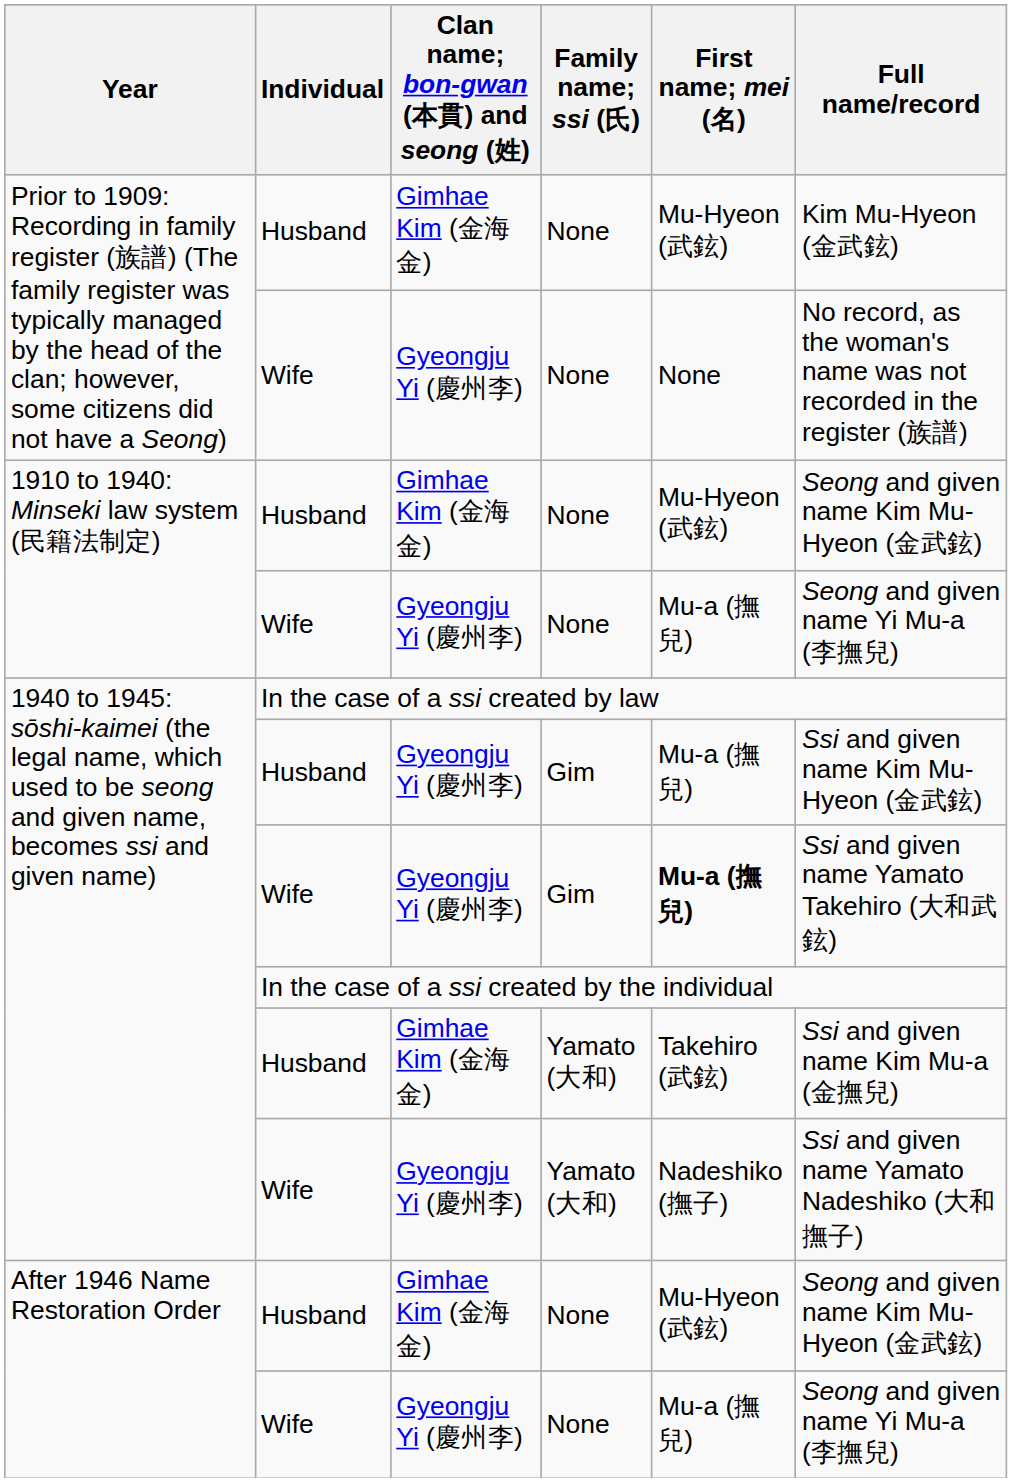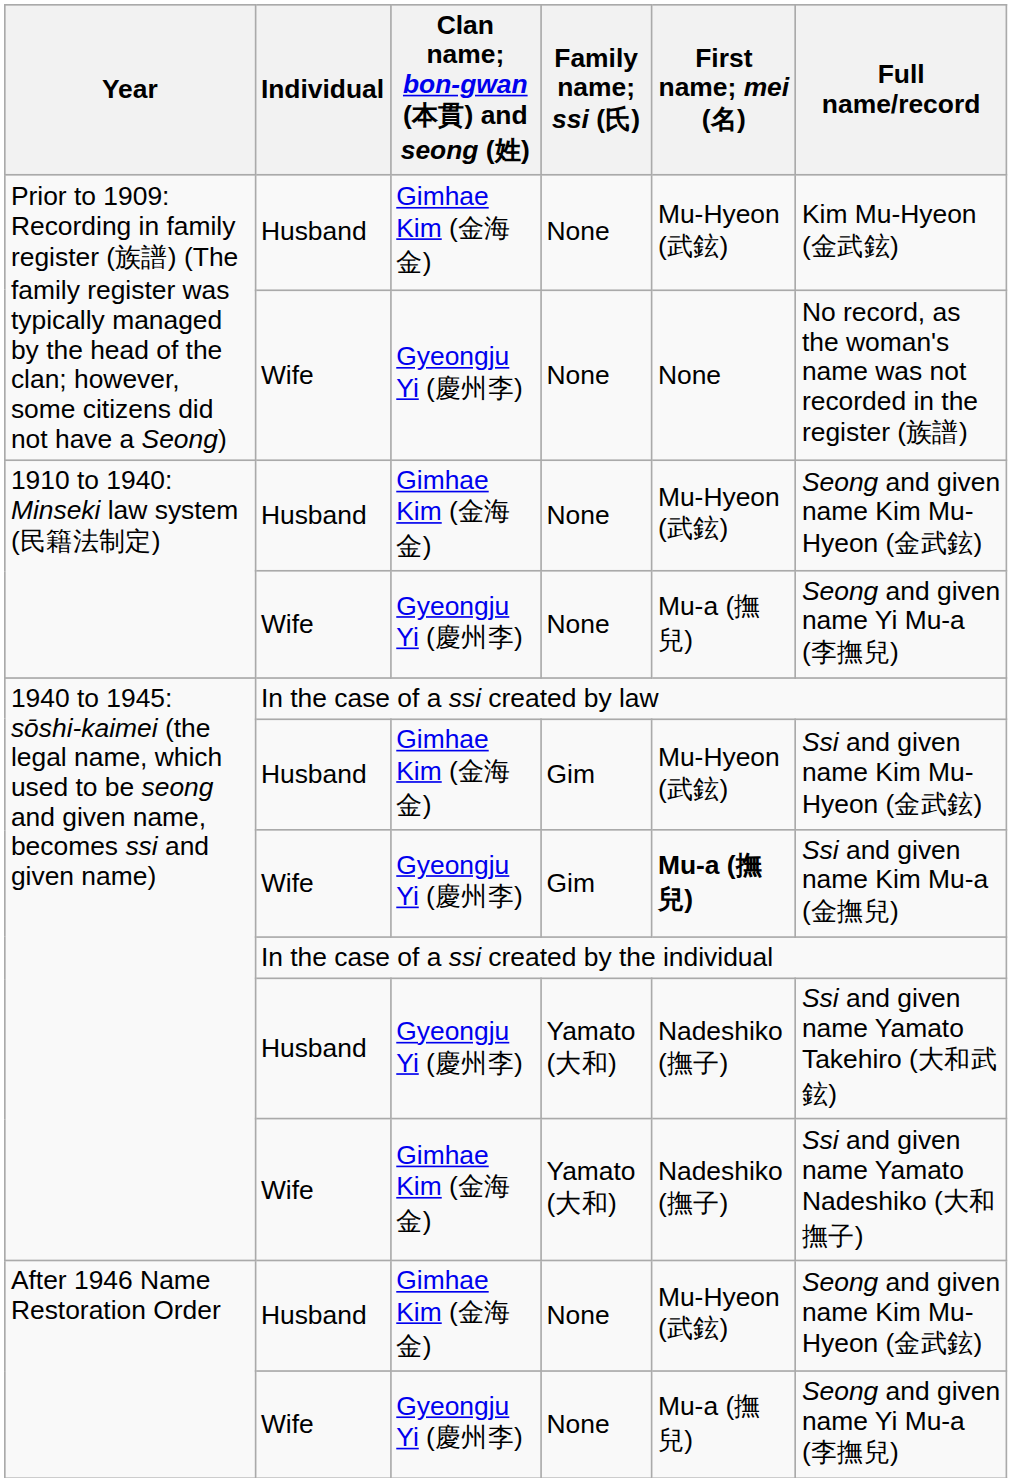(460, 770) Gyeongju Yi (慶州李) -> (453, 772) Gimhae Kim (金海金)
(709, 771) Mu-a (撫兒) -> (719, 772) Mu-Hyeon (武鉉)
(899, 893) Ssi and given name Yamato Takehiro (大和武鉉) -> (895, 881) Ssi and given name Kim Mu-a (金撫兒)
(453, 1061) Gimhae Kim (金海金) -> (460, 1046) Gyeongju Yi (慶州李)
(708, 1061) Takehiro (武鉉) -> (720, 1046) Nadeshiko (撫子)
(895, 1061) Ssi and given name Kim Mu-a (金撫兒) -> (899, 1046) Ssi and given name Yamato Takehiro (大和武鉉)
(460, 1187) Gyeongju Yi (慶州李) -> (453, 1187) Gimhae Kim (金海金)
